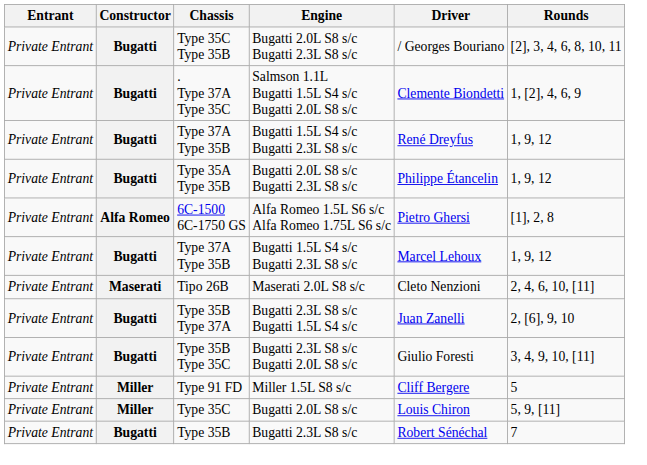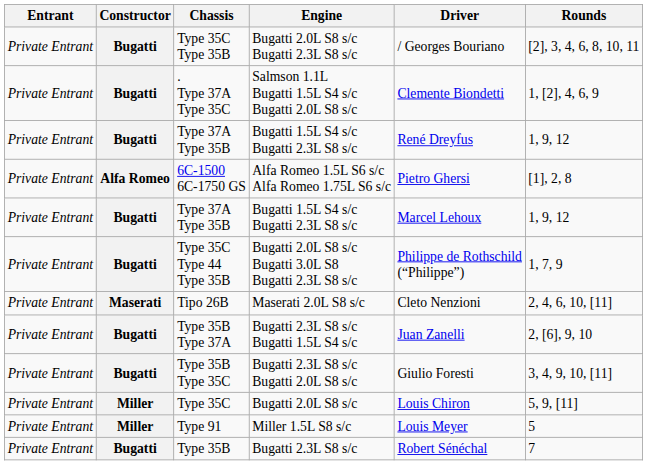- row: (204, 179)
+ row: (204, 264)
- row: (210, 387)
+ row: (199, 426)
